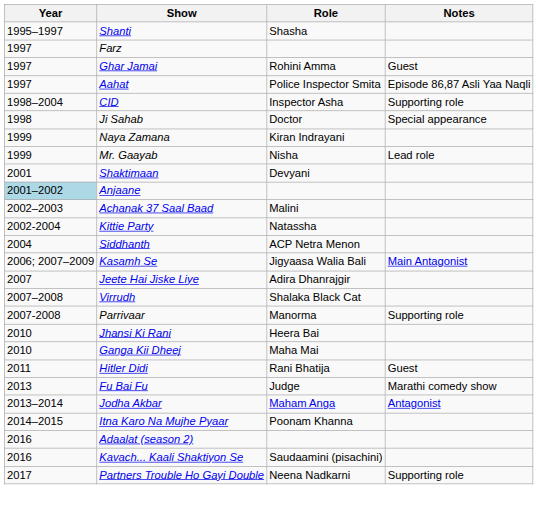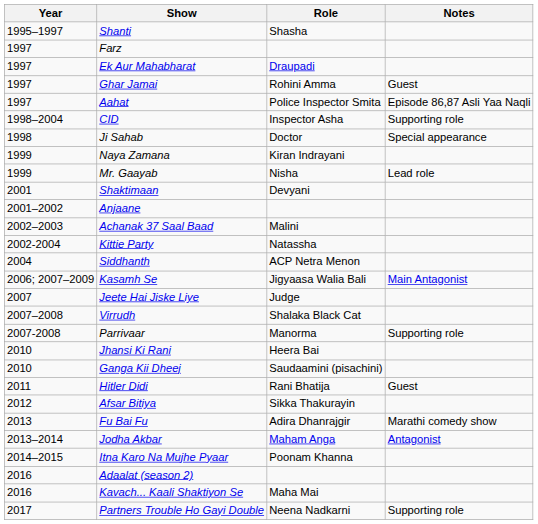+ row: (147, 66)
(35, 191) lightblue background -> (35, 208) no background
(310, 279) Adira Dhanrajgir -> (284, 297) Judge
(294, 350) Maha Mai -> (326, 368) Saudaamini (pisachini)
+ row: (128, 404)
(284, 386) Judge -> (310, 421) Adira Dhanrajgir
(326, 457) Saudaamini (pisachini) -> (294, 492) Maha Mai
